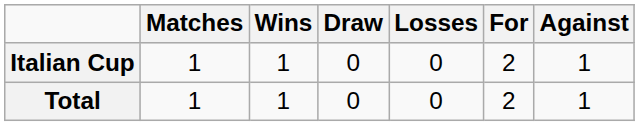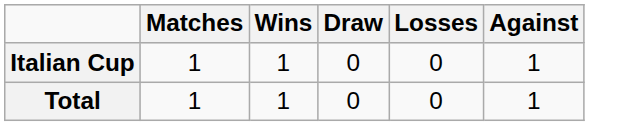- column: (509, 23)
